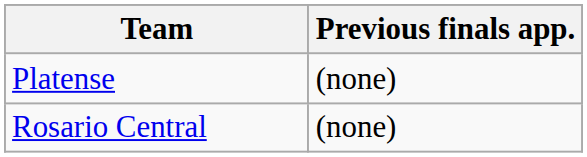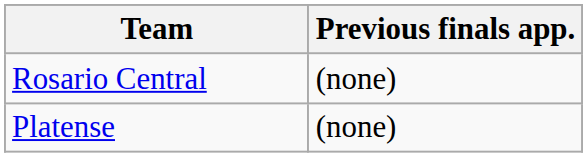rows swapped: (109, 126) <-> (64, 77)
